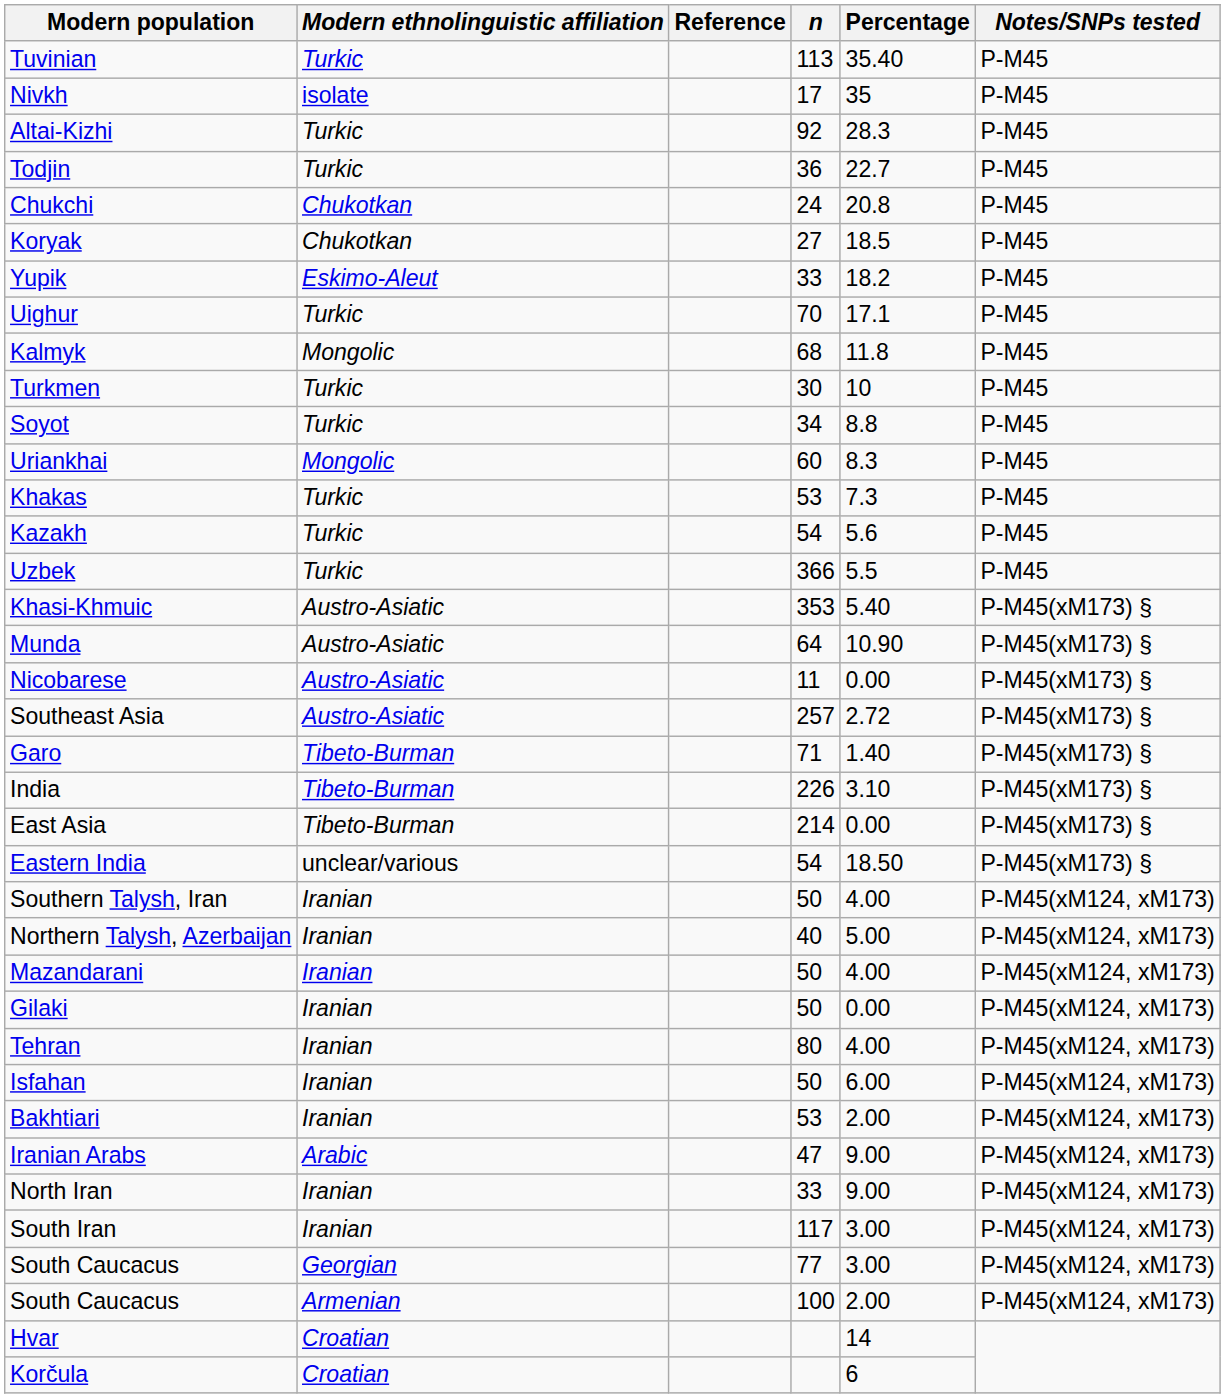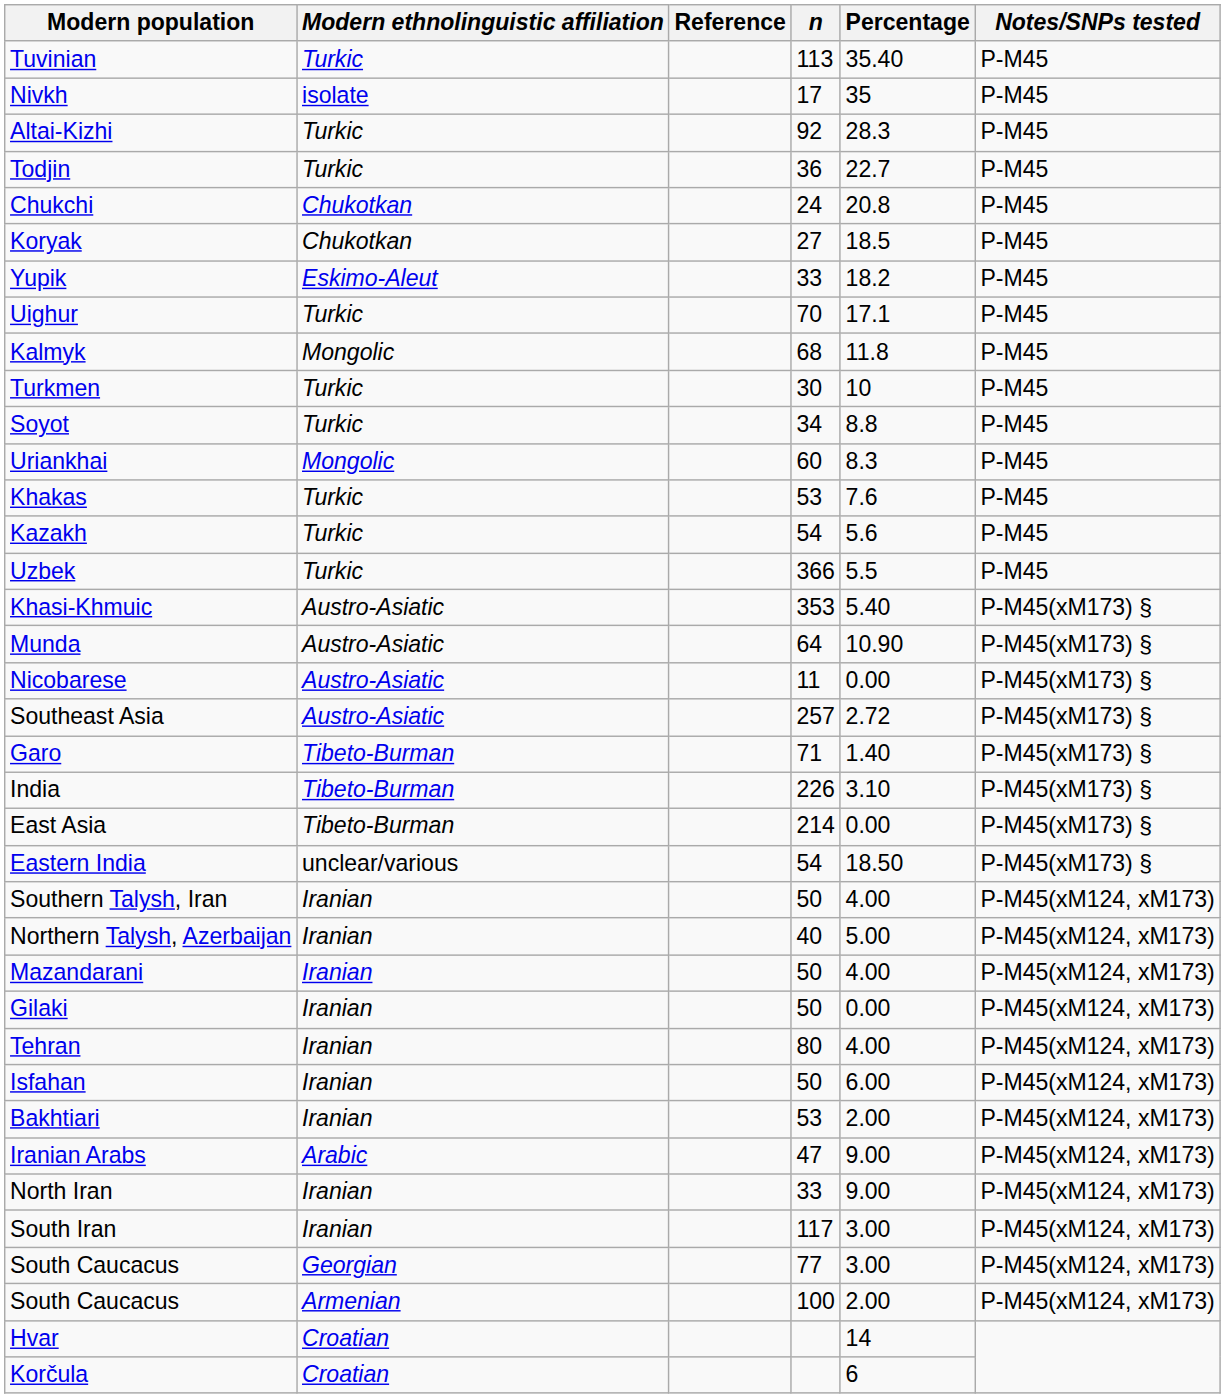(862, 497) 7.3 -> (862, 497) 7.6
